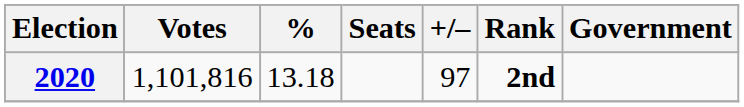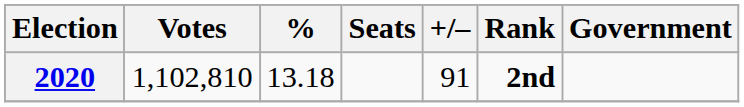(192, 76) 1,101,816 -> (192, 76) 1,102,810
(455, 76) 97 -> (455, 76) 91
